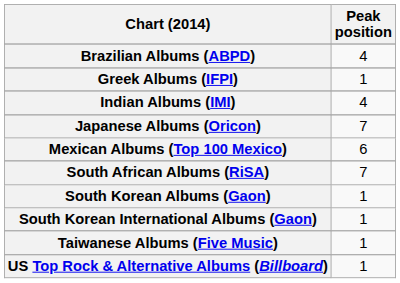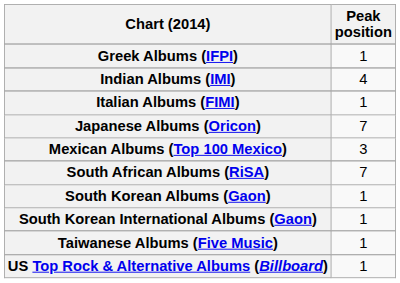- row: (168, 56)
+ row: (168, 102)
(363, 149) 6 -> (363, 149) 3
